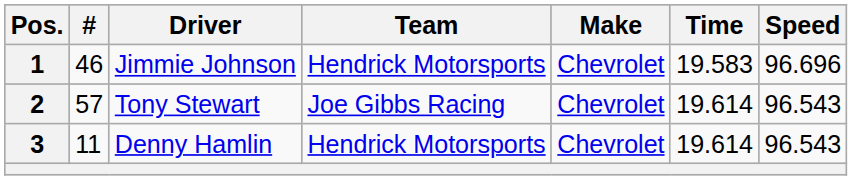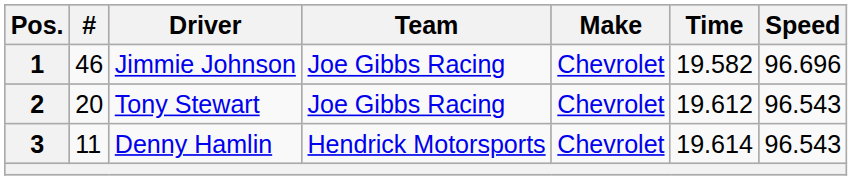(427, 65) Hendrick Motorsports -> (406, 65) Joe Gibbs Racing
(715, 65) 19.583 -> (715, 65) 19.582
(89, 104) 57 -> (89, 104) 20
(715, 104) 19.614 -> (715, 104) 19.612
